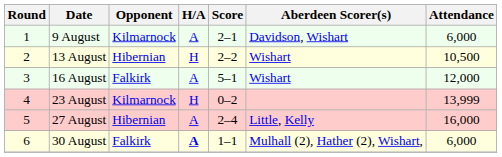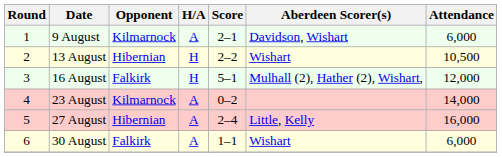(194, 78) A -> (194, 78) H
(270, 78) Wishart -> (336, 78) Mulhall (2), Hather (2), Wishart,
(194, 99) H -> (194, 99) A
(461, 99) 13,999 -> (461, 99) 14,000
(194, 141) bold -> (194, 141) normal
(336, 141) Mulhall (2), Hather (2), Wishart, -> (270, 141) Wishart
